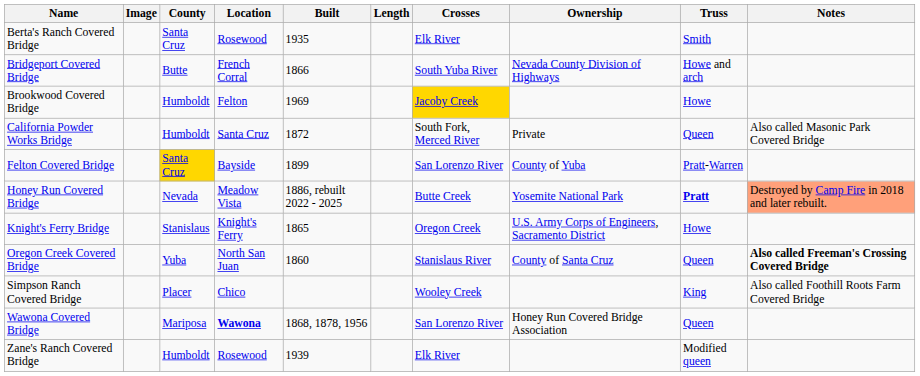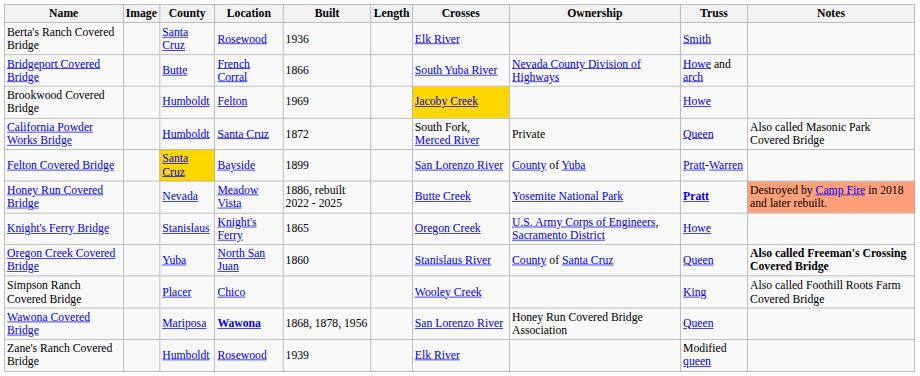(297, 38) 1935 -> (297, 38) 1936
